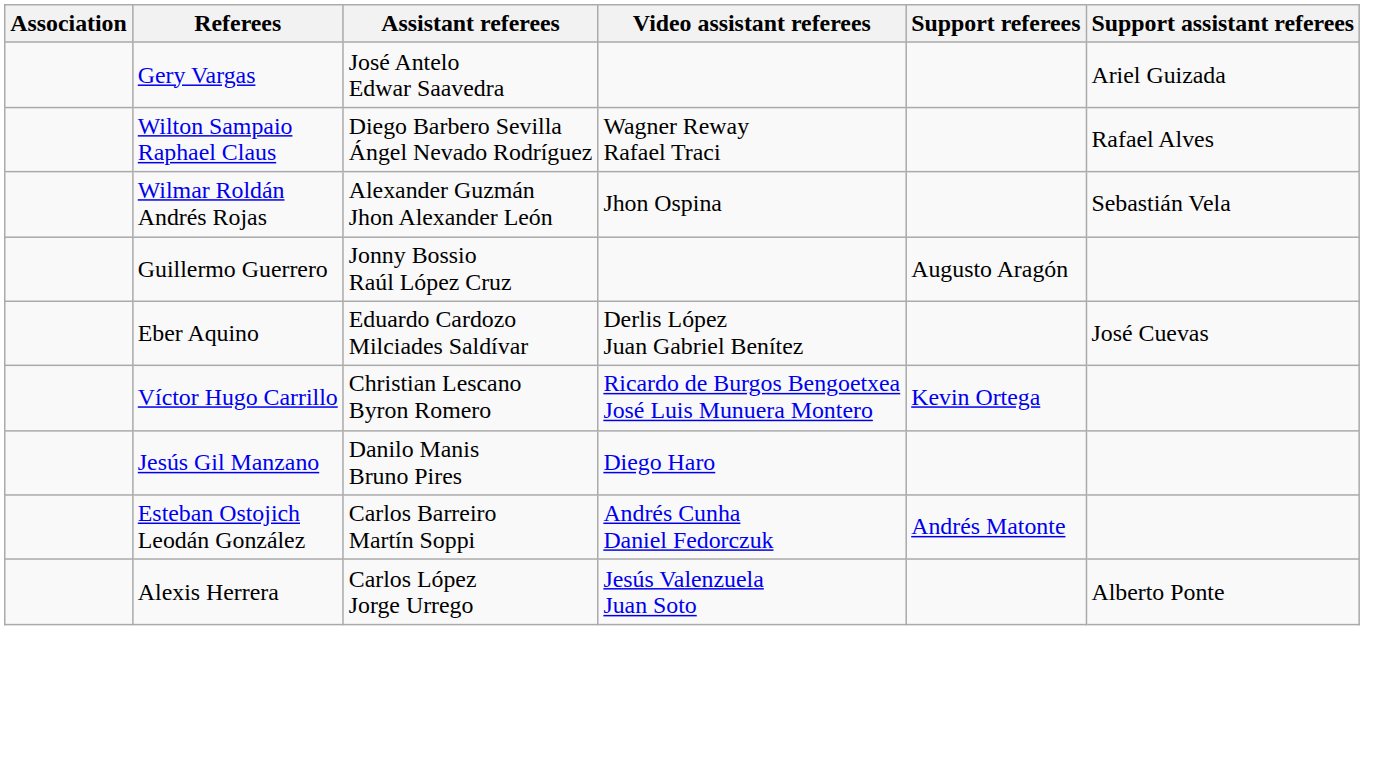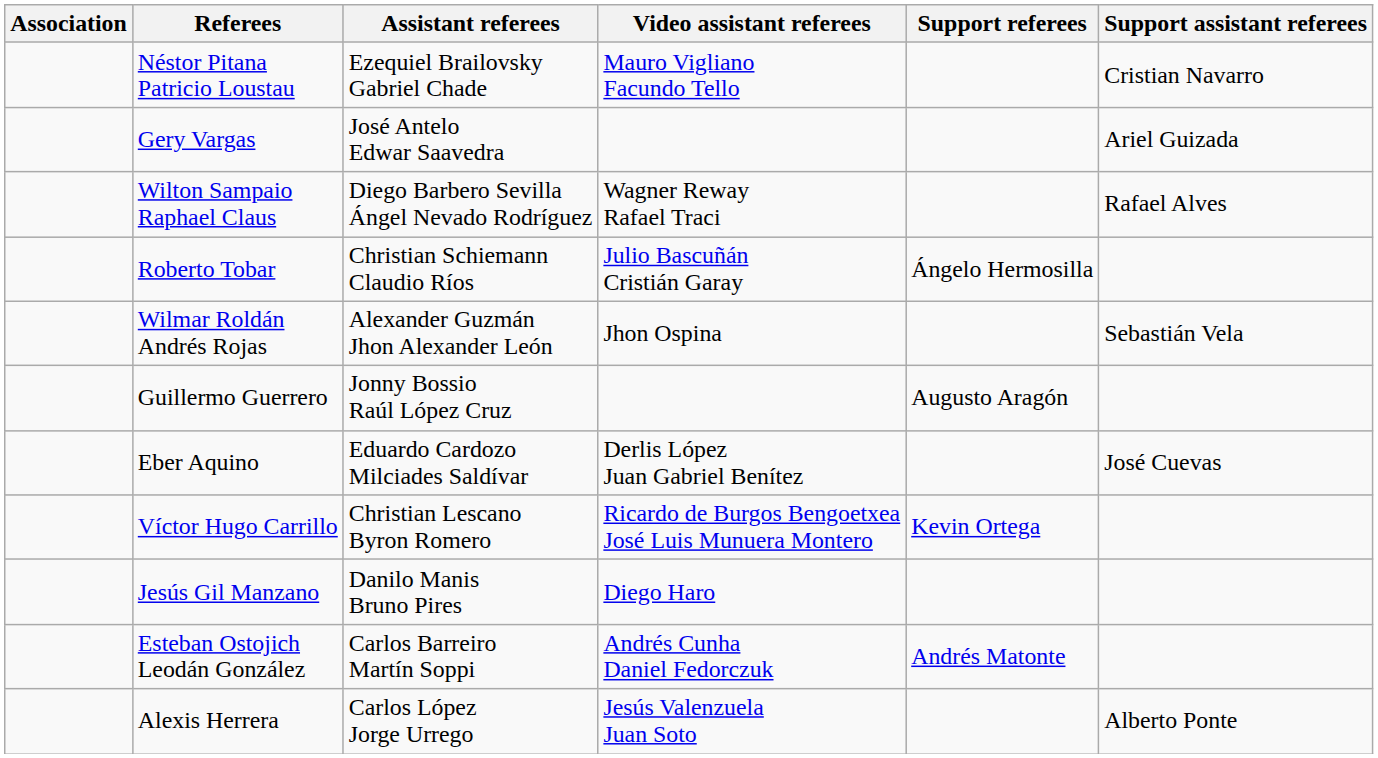+ row: (216, 74)
+ row: (207, 268)
